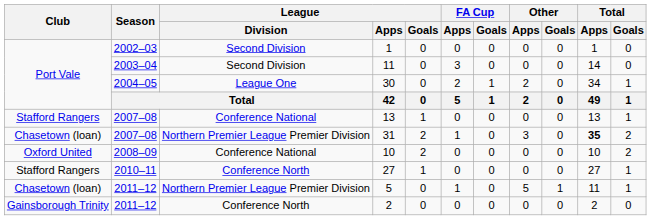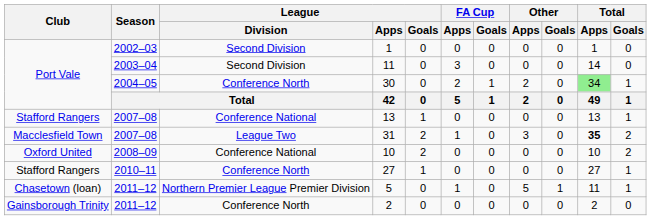(266, 83) League One -> (266, 83) Conference North
(594, 83) no background -> (594, 83) lightgreen background
(58, 135) Chasetown (loan) -> (58, 135) Macclesfield Town
(266, 135) Northern Premier League Premier Division -> (266, 135) League Two
